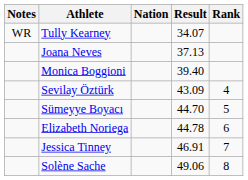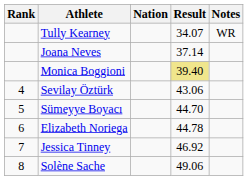columns swapped: (226, 14) <-> (21, 14)
(190, 52) 37.13 -> (190, 52) 37.14
(190, 71) no background -> (190, 71) khaki background
(190, 90) 43.09 -> (190, 90) 43.06
(190, 147) 46.91 -> (190, 147) 46.92
